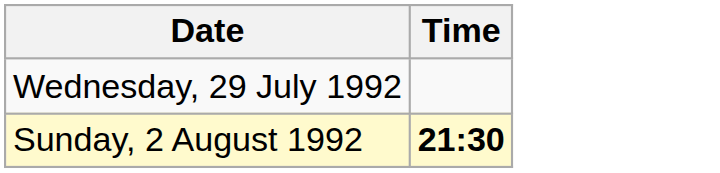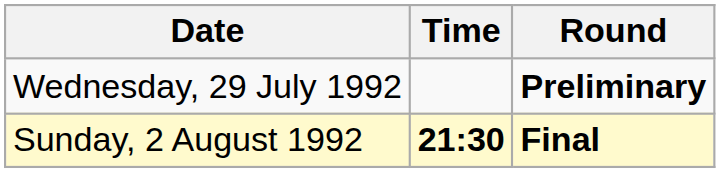+ column: (613, 31)
